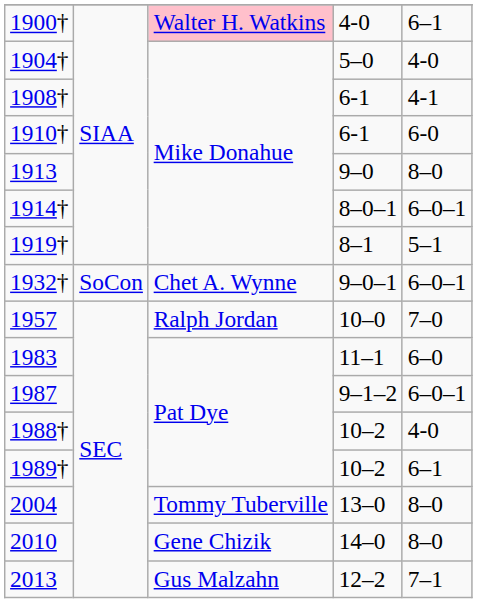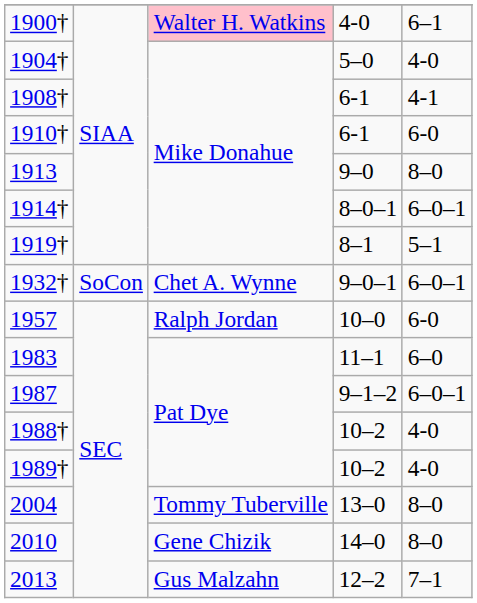(425, 319) 7–0 -> (423, 319) 6-0
(425, 467) 6–1 -> (423, 467) 4-0
